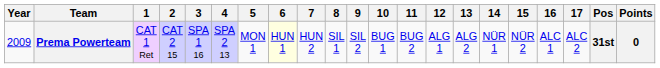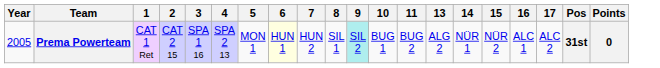- column: (439, 13)
(19, 42) 2009 -> (19, 42) 2005
(358, 42) no background -> (358, 42) paleturquoise background
